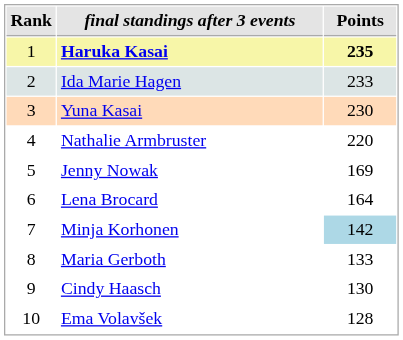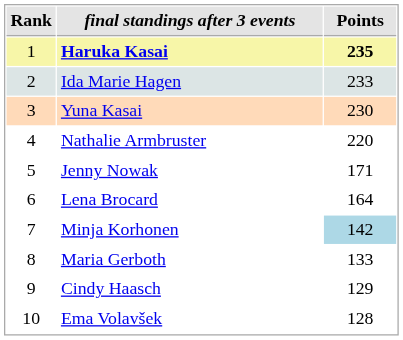(360, 170) 169 -> (360, 170) 171
(360, 288) 130 -> (360, 288) 129
